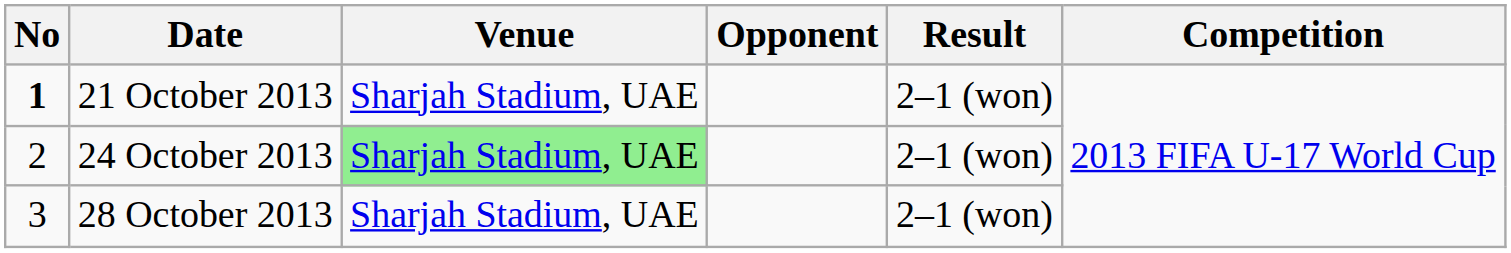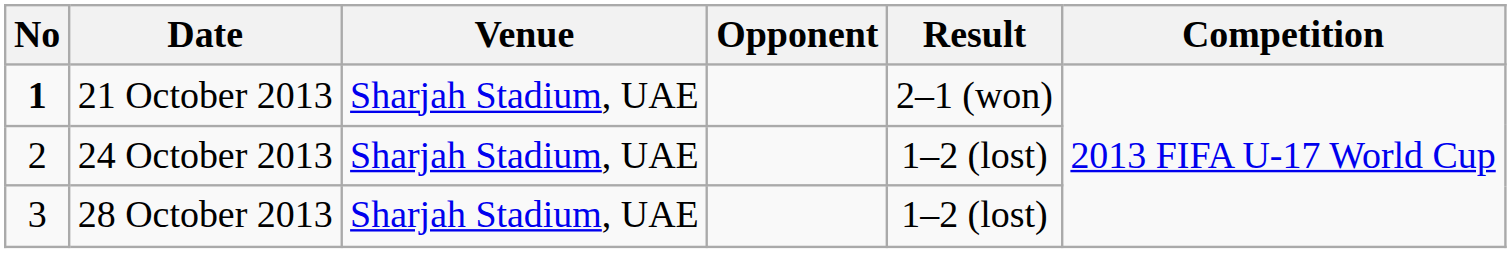(524, 154) lightgreen background -> (524, 154) no background
(974, 154) 2–1 (won) -> (974, 154) 1–2 (lost)
(974, 214) 2–1 (won) -> (974, 214) 1–2 (lost)
